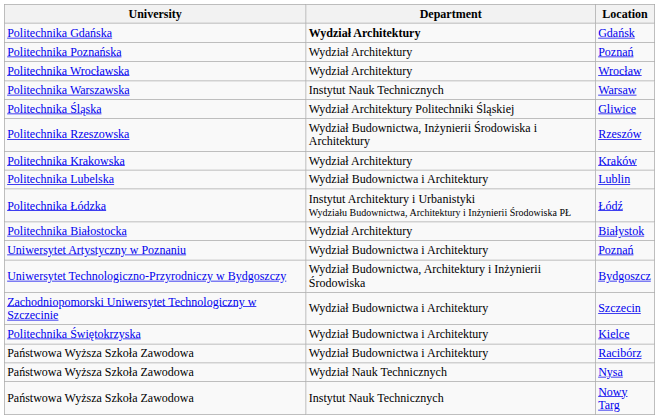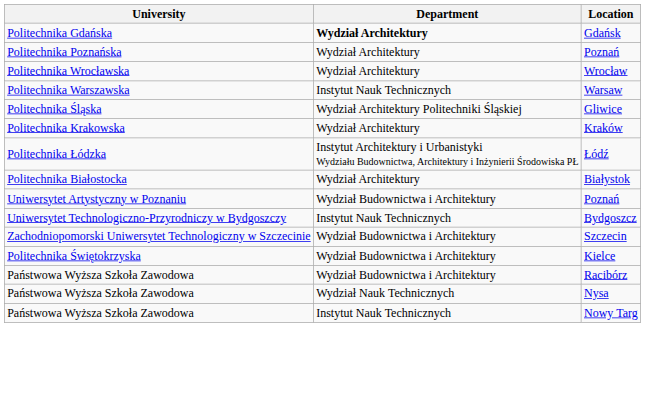- row: (68, 134)
- row: (61, 179)
(425, 276) Wydział Budownictwa, Architektury i Inżynierii Środowiska -> (384, 217) Instytut Nauk Technicznych
